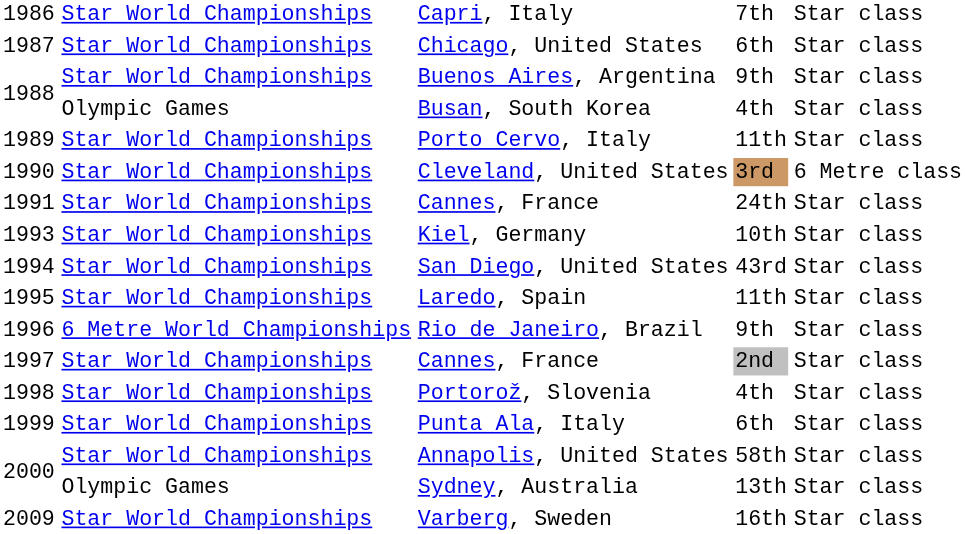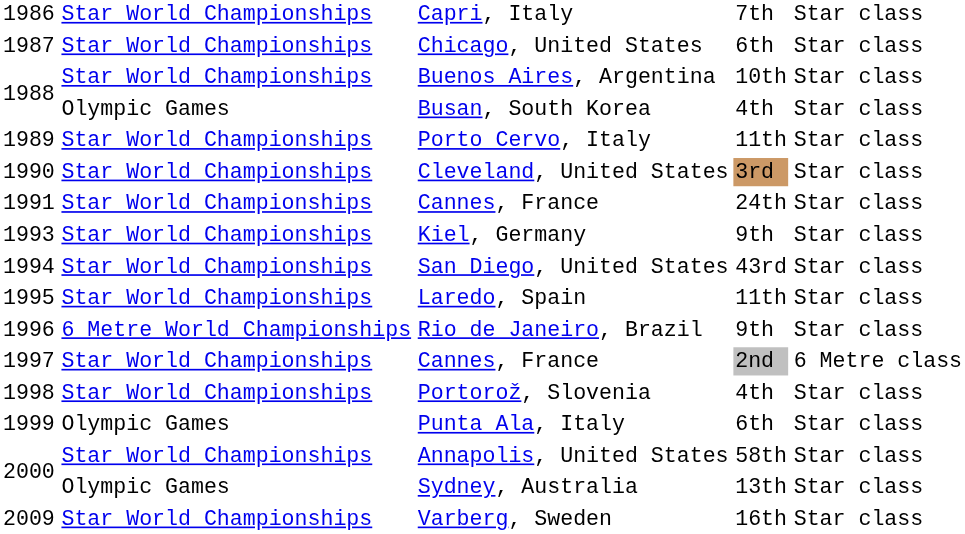(755, 78) 9th -> (761, 78) 10th
(878, 172) 6 Metre class -> (858, 172) Star class
(761, 235) 10th -> (755, 235) 9th
(858, 361) Star class -> (878, 361) 6 Metre class
(217, 424) Star World Championships -> (146, 424) Olympic Games
